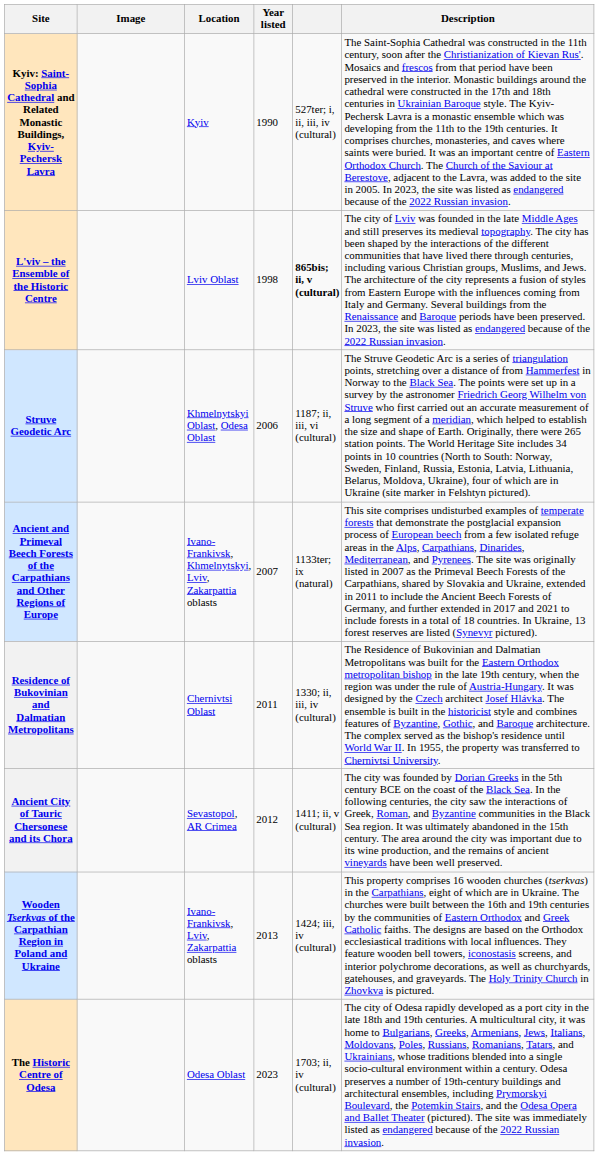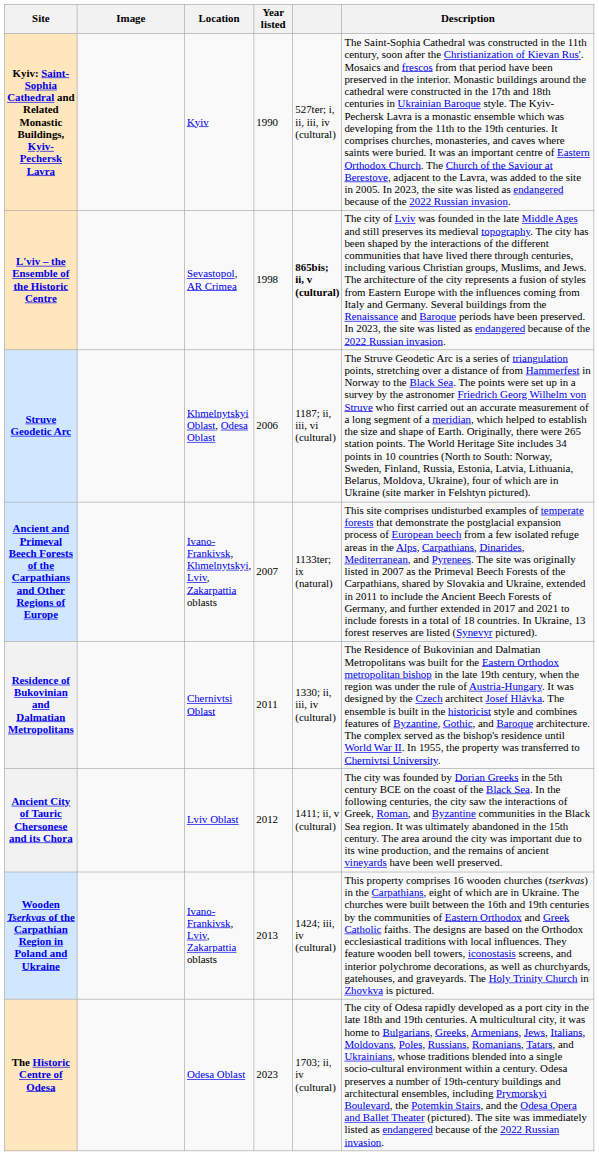(213, 280) Lviv Oblast -> (212, 280) Sevastopol, AR Crimea
(212, 820) Sevastopol, AR Crimea -> (213, 820) Lviv Oblast
